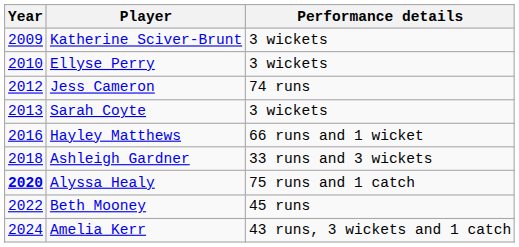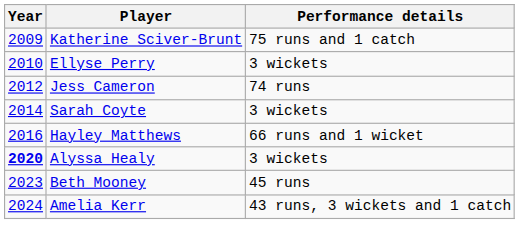(288, 40) 3 wickets -> (332, 40) 75 runs and 1 catch
(26, 111) 2013 -> (26, 111) 2014
- row: (120, 159)
(332, 183) 75 runs and 1 catch -> (288, 159) 3 wickets
(26, 206) 2022 -> (26, 183) 2023
